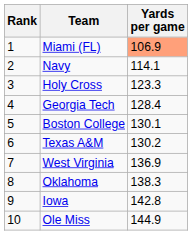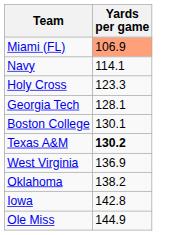- column: (22, 20)
(146, 104) 128.4 -> (110, 104) 128.1
(146, 143) normal -> (110, 143) bold
(146, 182) 138.3 -> (110, 182) 138.2
